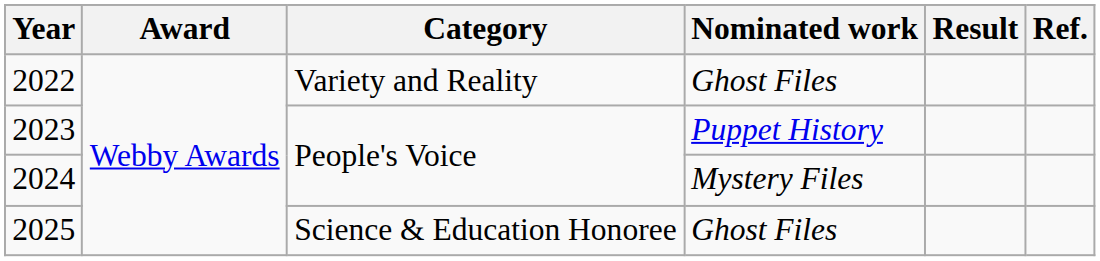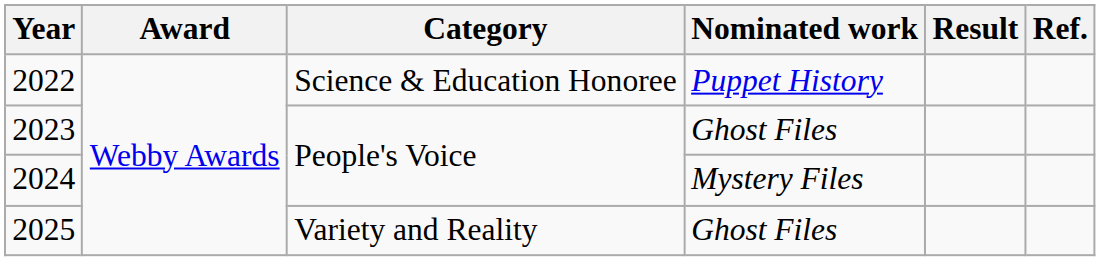(416, 79) Variety and Reality -> (485, 79) Science & Education Honoree
(764, 79) Ghost Files -> (787, 79) Puppet History
(787, 129) Puppet History -> (764, 129) Ghost Files
(485, 229) Science & Education Honoree -> (416, 229) Variety and Reality
